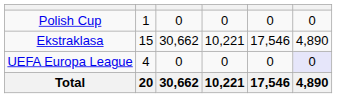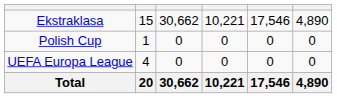rows swapped: (70, 41) <-> (70, 20)
(312, 61) lavender background -> (312, 61) no background
